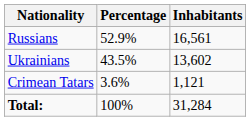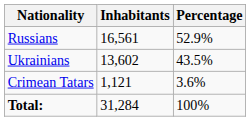columns swapped: (208, 15) <-> (133, 15)
